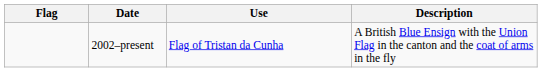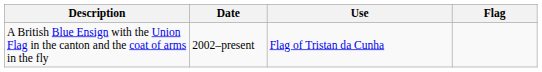columns swapped: (47, 13) <-> (444, 13)
